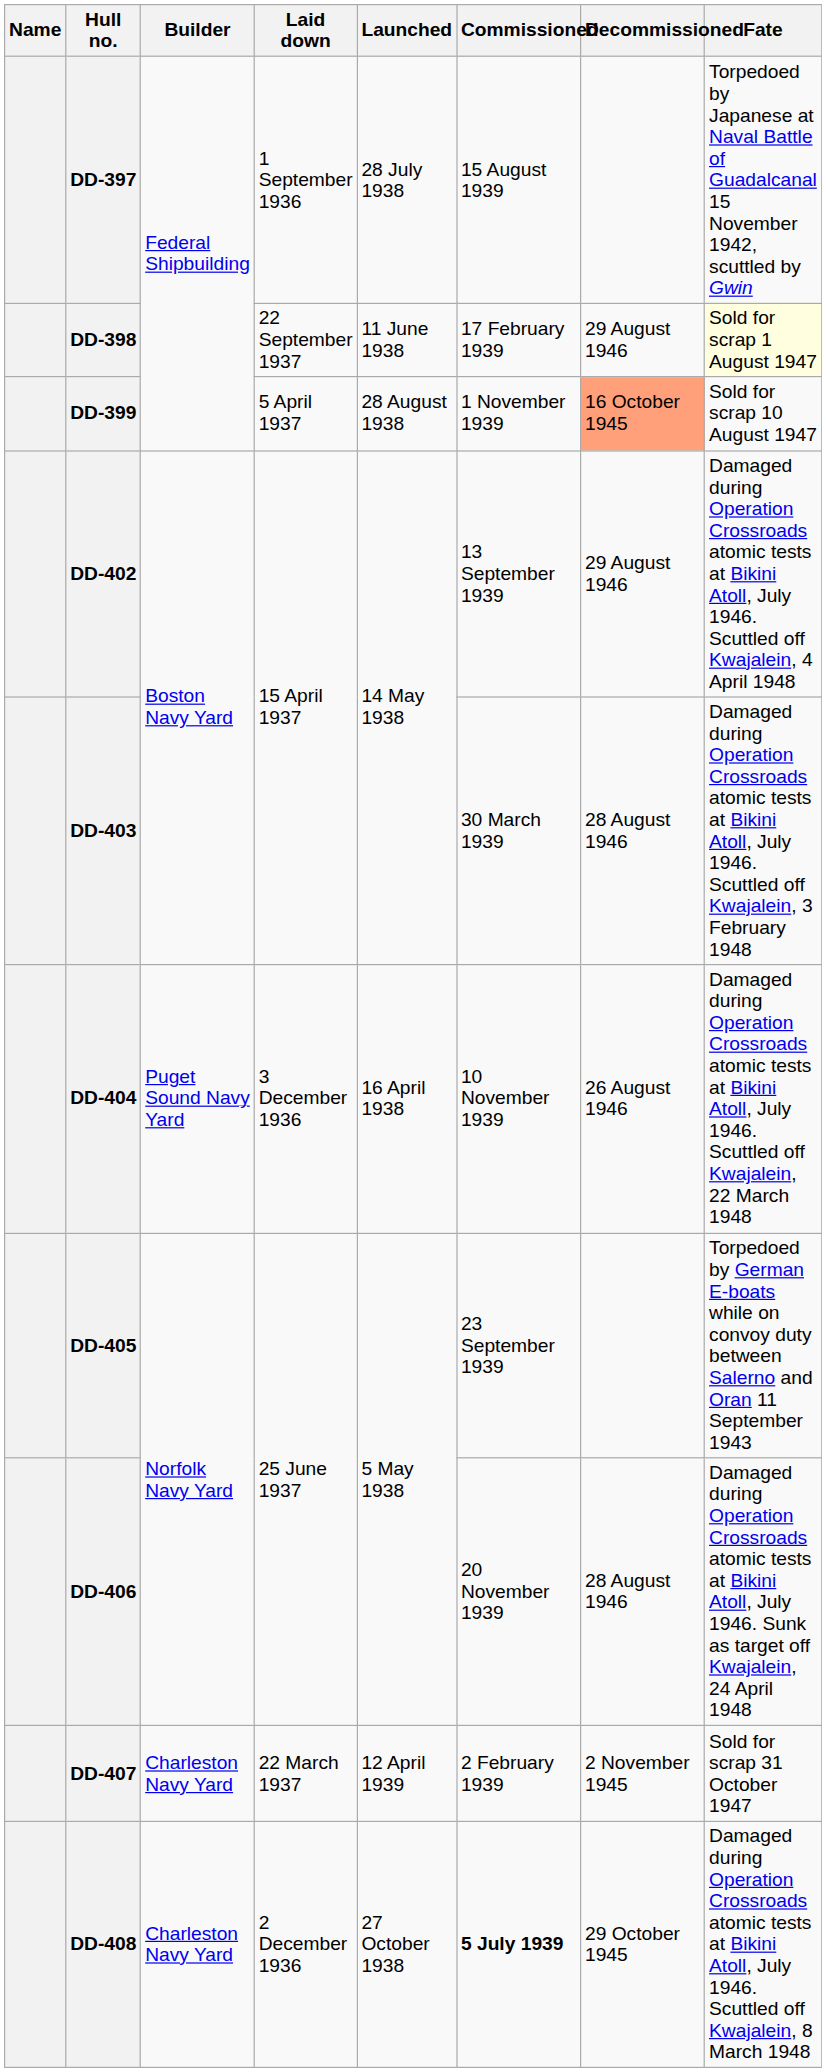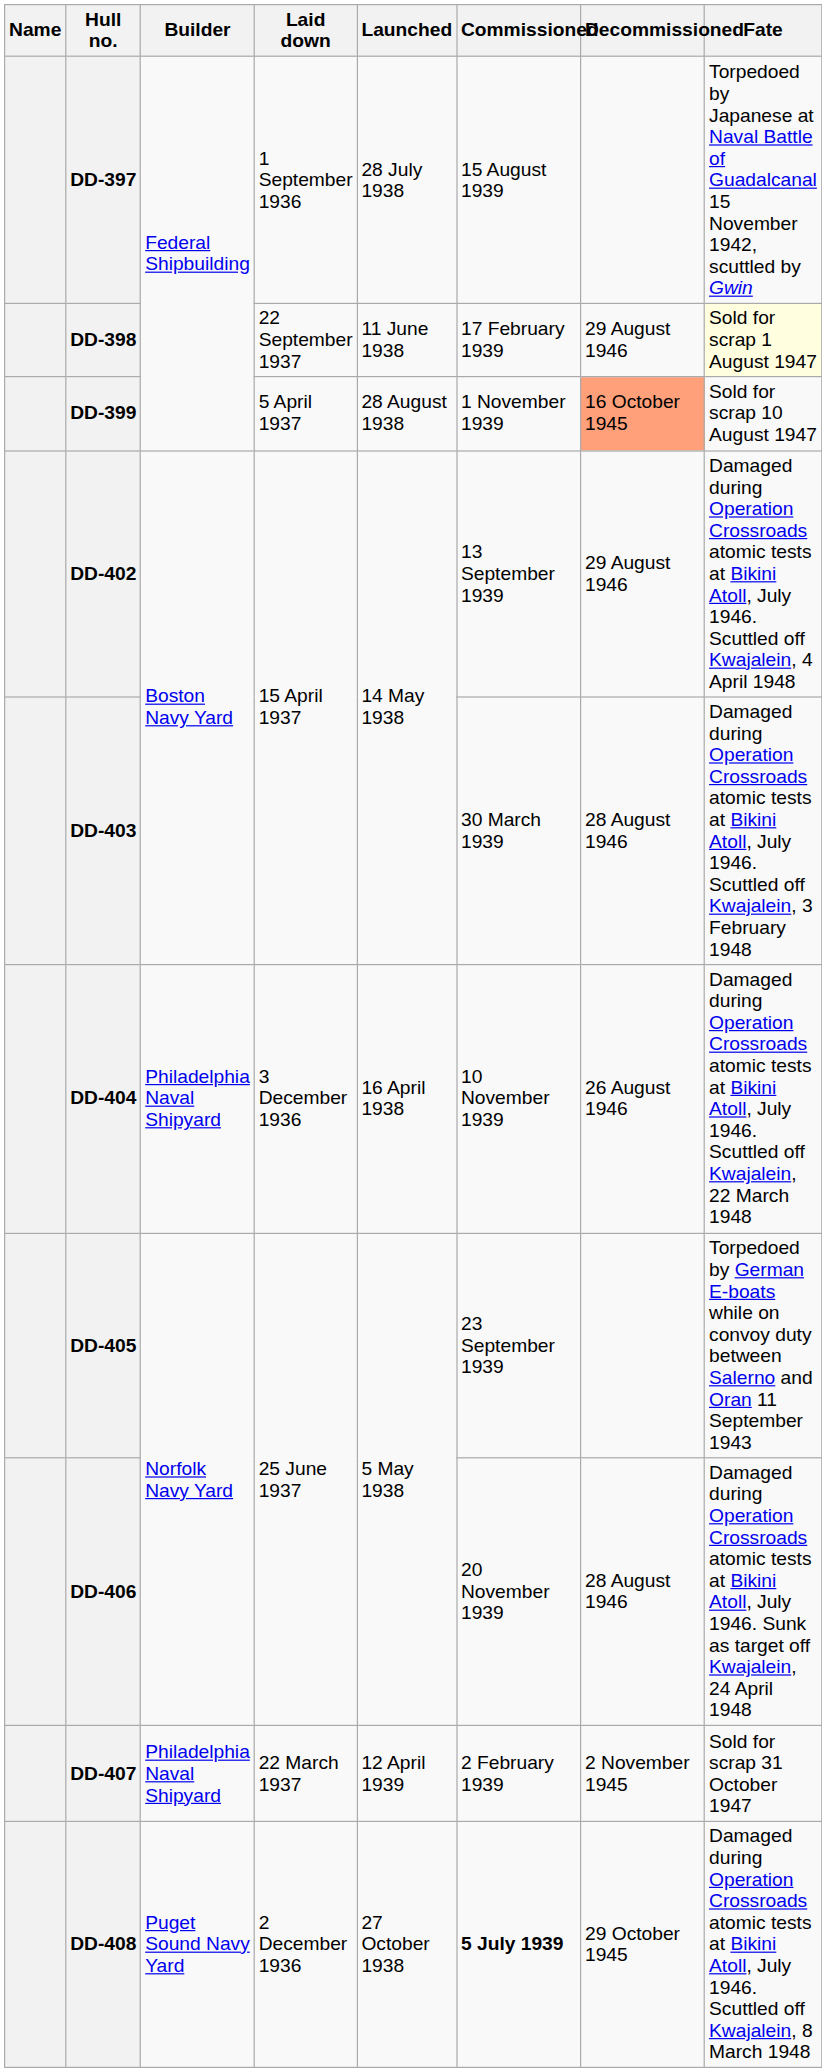(197, 1098) Puget Sound Navy Yard -> (198, 1098) Philadelphia Naval Shipyard
(192, 1773) Charleston Navy Yard -> (198, 1773) Philadelphia Naval Shipyard
(192, 1944) Charleston Navy Yard -> (197, 1944) Puget Sound Navy Yard
